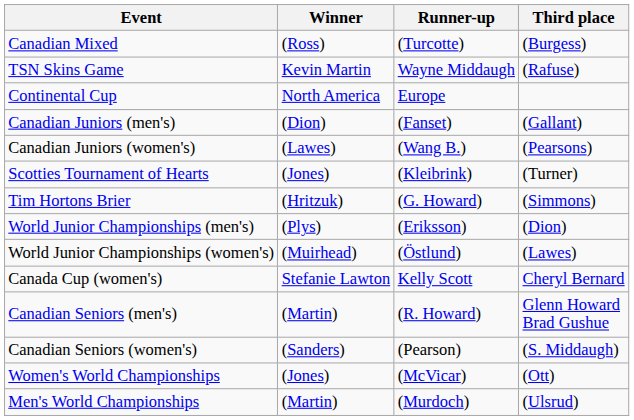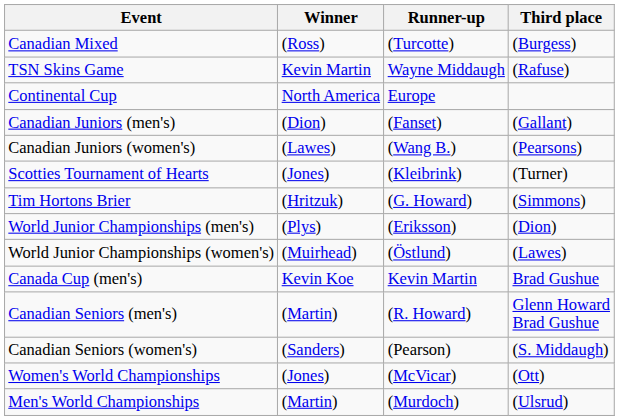+ row: (75, 278)
- row: (85, 278)
